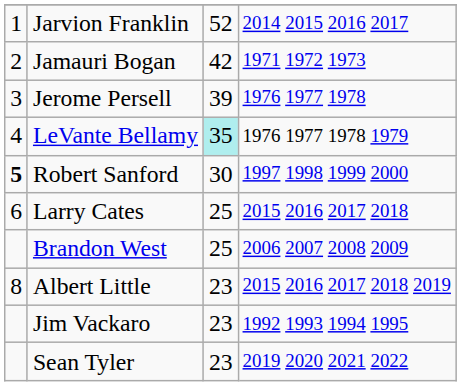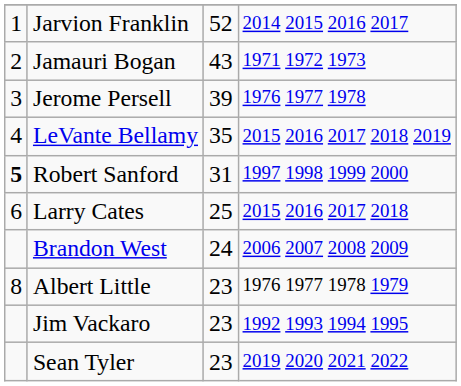(221, 60) 42 -> (221, 60) 43
(221, 135) paleturquoise background -> (221, 135) no background
(325, 135) 1976 1977 1978 1979 -> (347, 135) 2015 2016 2017 2018 2019
(221, 173) 30 -> (221, 173) 31
(221, 248) 25 -> (221, 248) 24
(347, 286) 2015 2016 2017 2018 2019 -> (325, 286) 1976 1977 1978 1979
